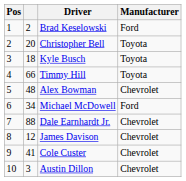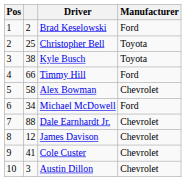(30, 43) 20 -> (30, 43) 25
(30, 58) 18 -> (30, 58) 38
(134, 74) Toyota -> (129, 74) Ford
(30, 90) 48 -> (30, 90) 58
